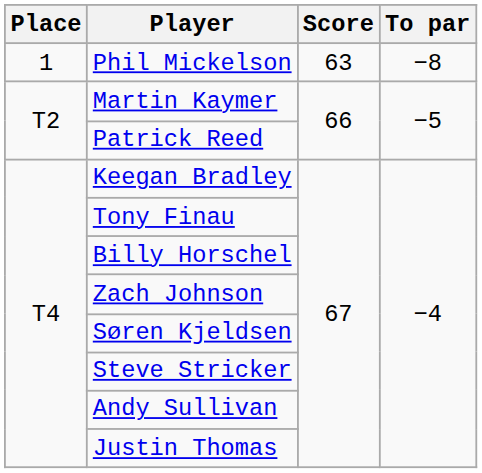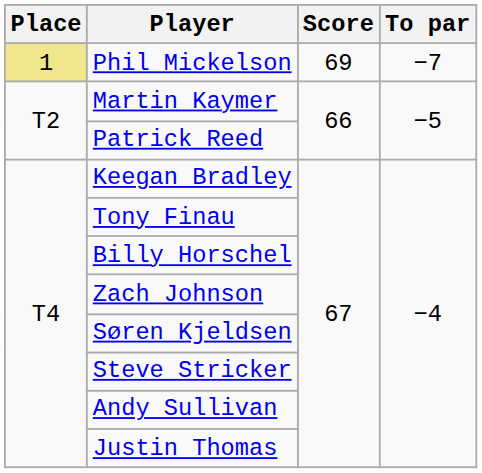(46, 63) no background -> (46, 63) khaki background
(338, 63) 63 -> (338, 63) 69
(428, 63) −8 -> (428, 63) −7
